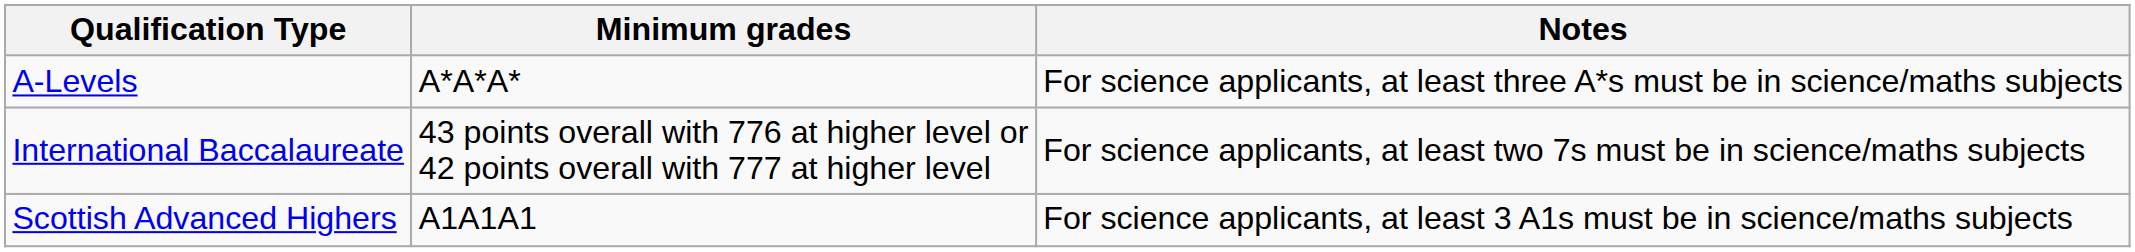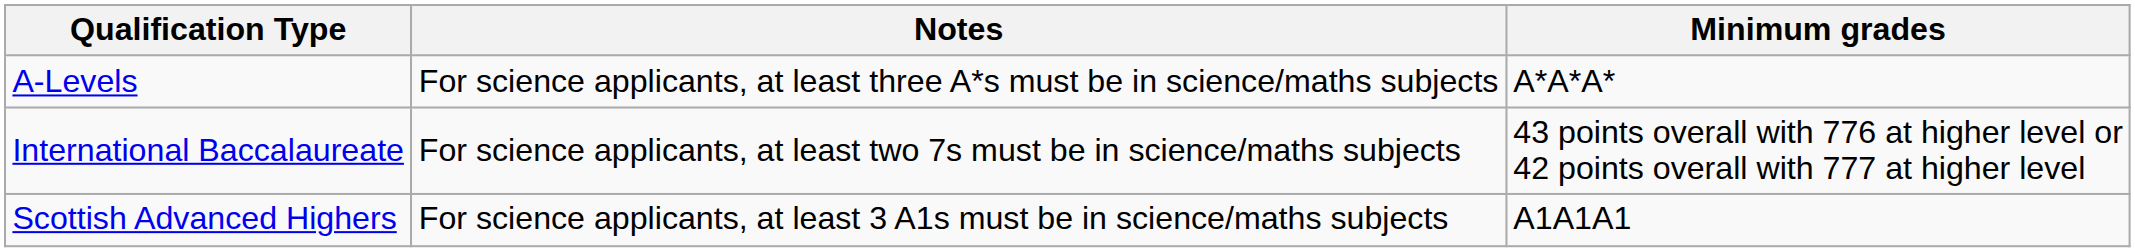columns swapped: (724, 30) <-> (1583, 30)
